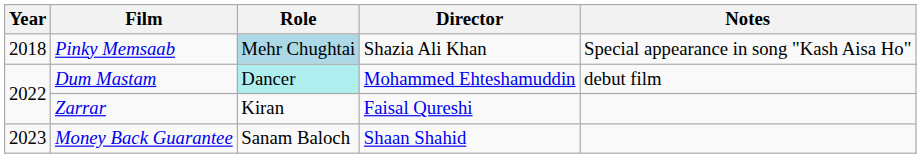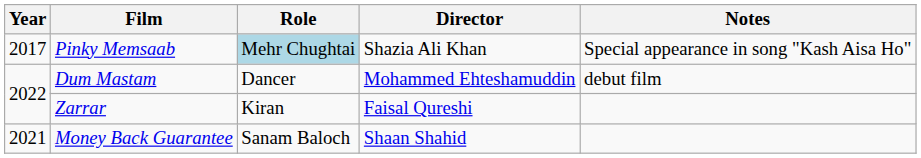(28, 49) 2018 -> (28, 49) 2017
(268, 78) paleturquoise background -> (268, 78) no background
(28, 138) 2023 -> (28, 138) 2021
